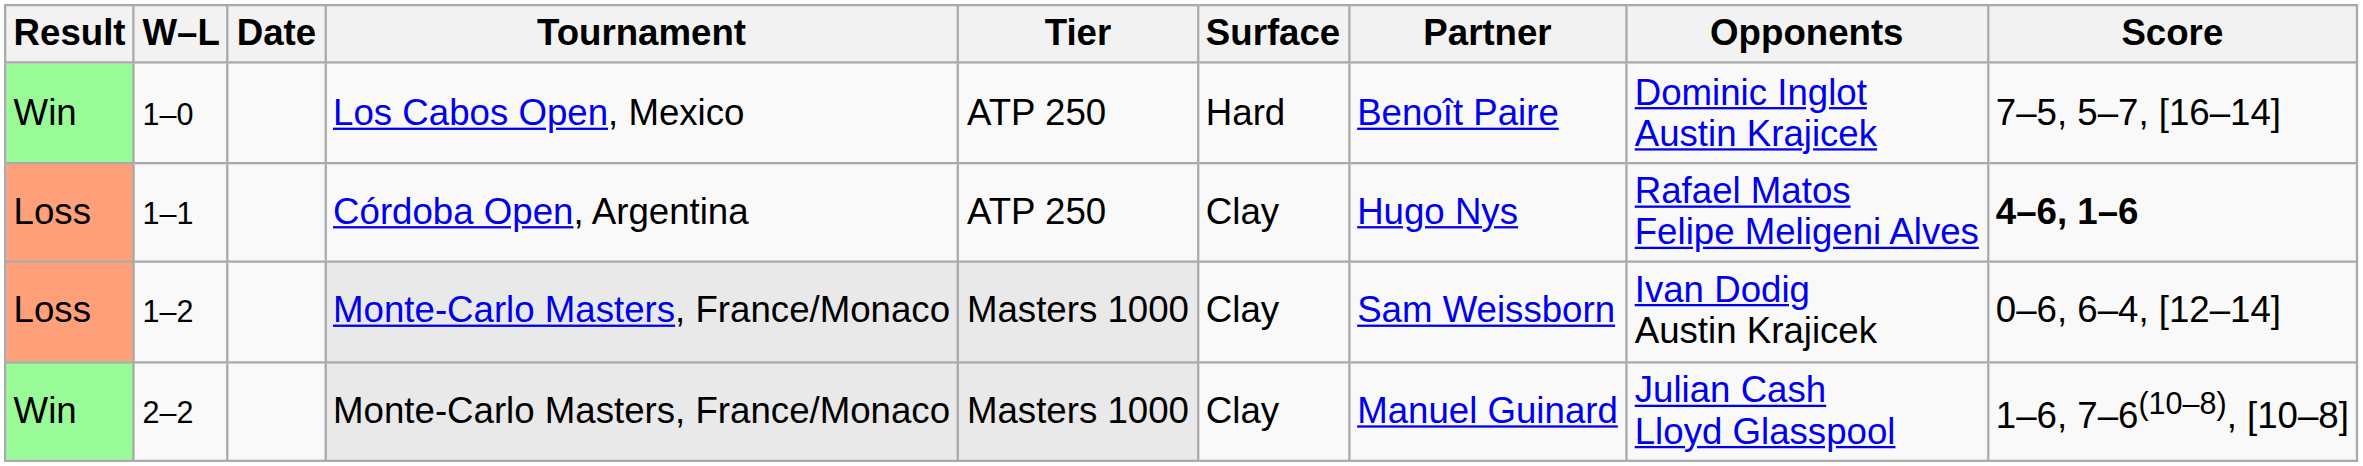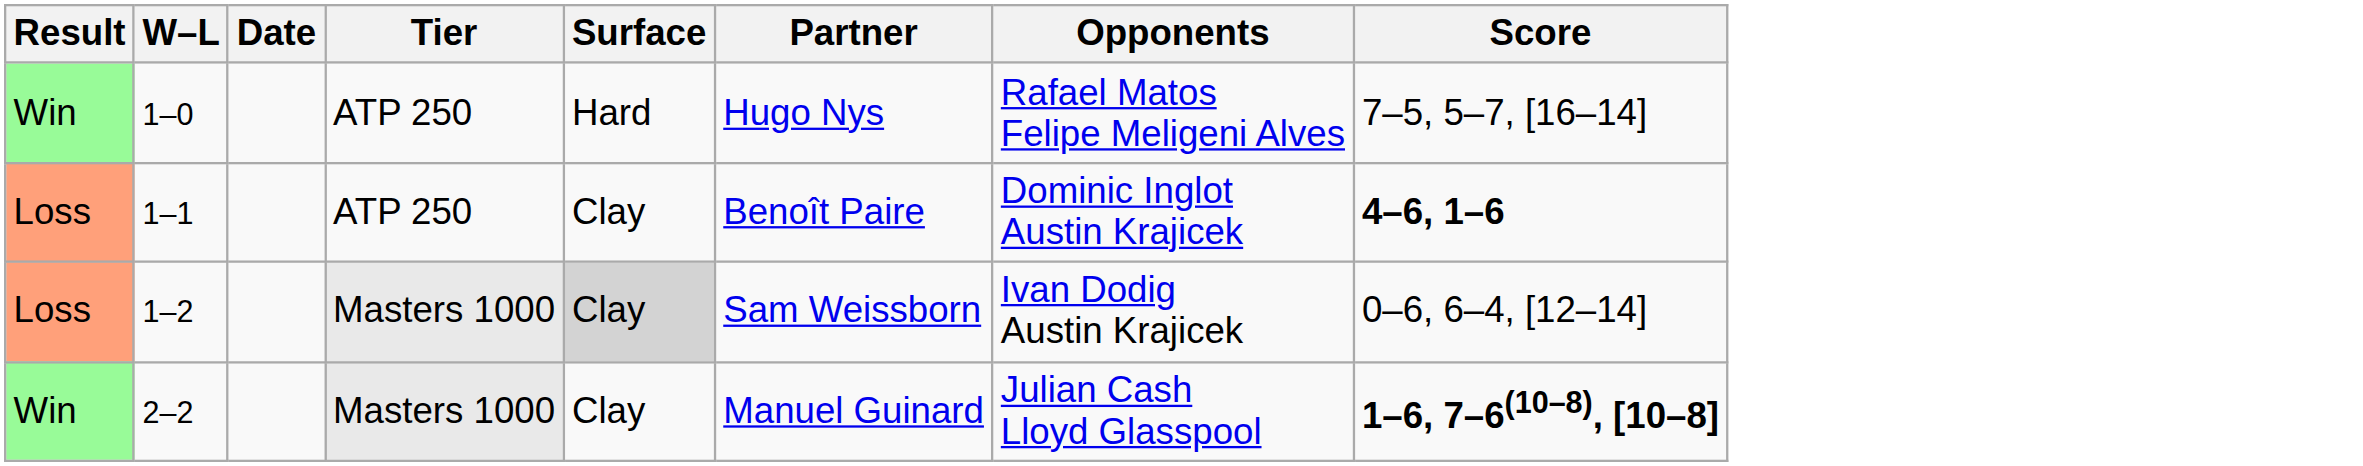- column: (642, 33)
(1458, 112) Benoît Paire -> (804, 112) Hugo Nys
(1756, 112) Dominic Inglot Austin Krajicek -> (1173, 112) Rafael Matos Felipe Meligeni Alves
(1438, 211) Hugo Nys -> (824, 211) Benoît Paire
(1807, 211) Rafael Matos Felipe Meligeni Alves -> (1122, 211) Dominic Inglot Austin Krajicek
(1242, 310) no background -> (609, 310) lightgrey background
(2172, 410) normal -> (1540, 410) bold
